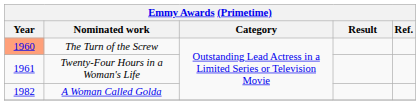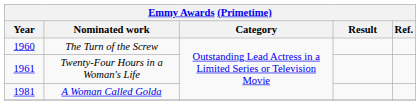(24, 46) lightsalmon background -> (24, 46) no background
(24, 91) 1982 -> (24, 91) 1981
